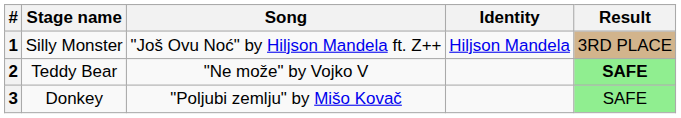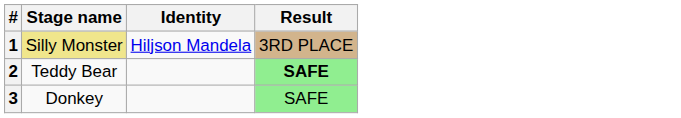- column: (286, 17)
(74, 44) no background -> (74, 44) khaki background
